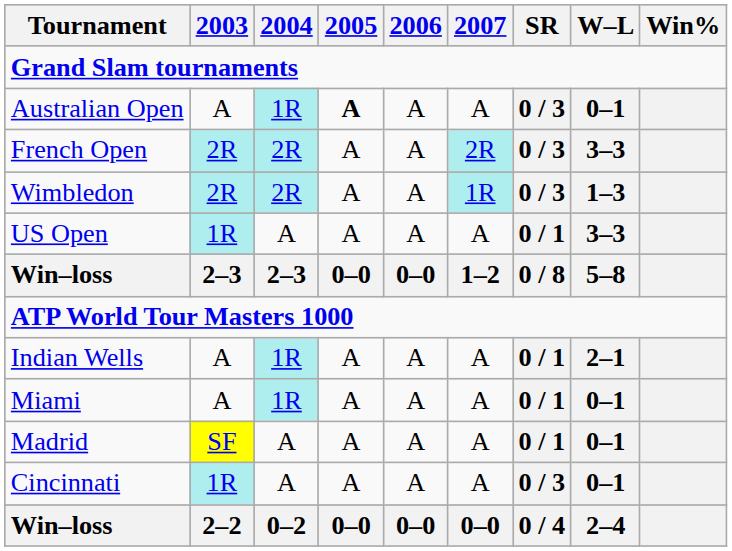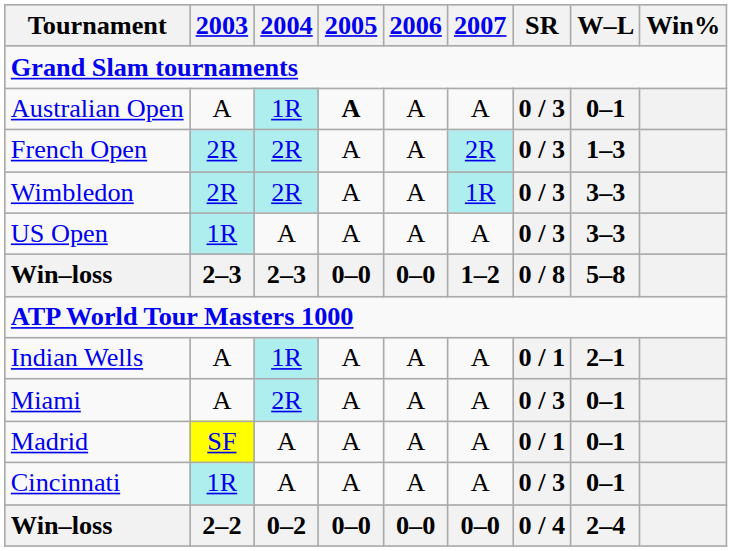(606, 150) 3–3 -> (606, 150) 1–3
(606, 191) 1–3 -> (606, 191) 3–3
(542, 233) 0 / 1 -> (542, 233) 0 / 3
(286, 399) 1R -> (286, 399) 2R
(542, 399) 0 / 1 -> (542, 399) 0 / 3
